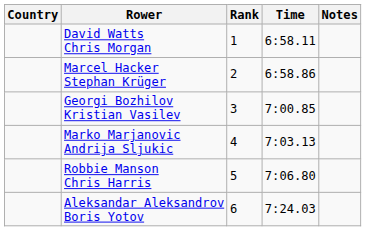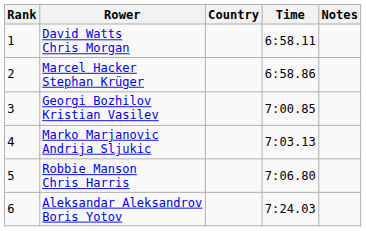columns swapped: (245, 14) <-> (33, 14)
